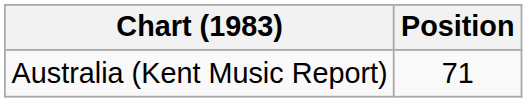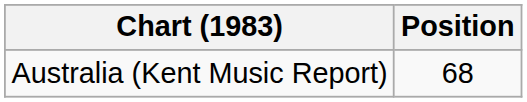(458, 73) 71 -> (458, 73) 68
